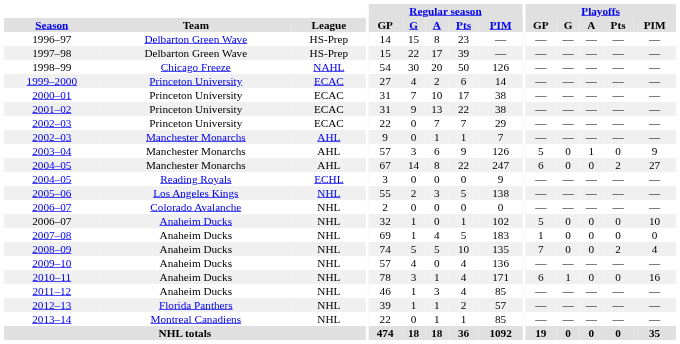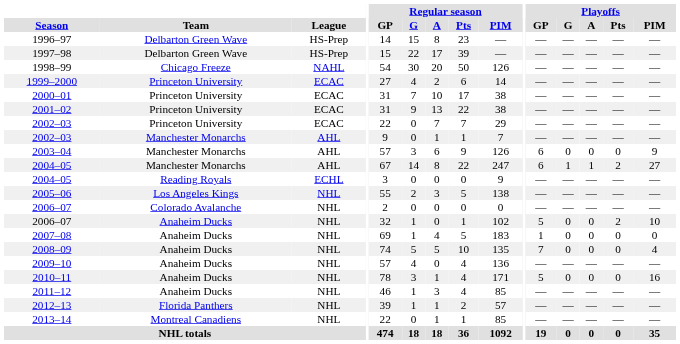(541, 151) 5 -> (541, 151) 6
(591, 151) 1 -> (591, 151) 0
(568, 165) 0 -> (568, 165) 1
(591, 165) 0 -> (591, 165) 1
(618, 221) 0 -> (618, 221) 2
(618, 249) 2 -> (618, 249) 0
(541, 277) 6 -> (541, 277) 5
(568, 277) 1 -> (568, 277) 0
